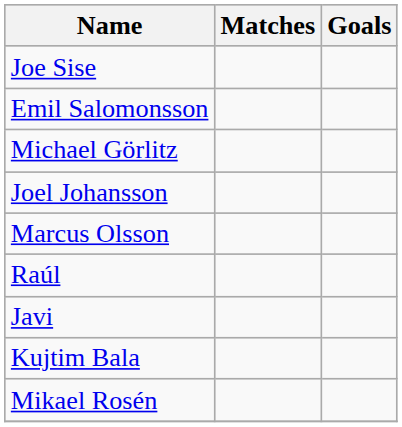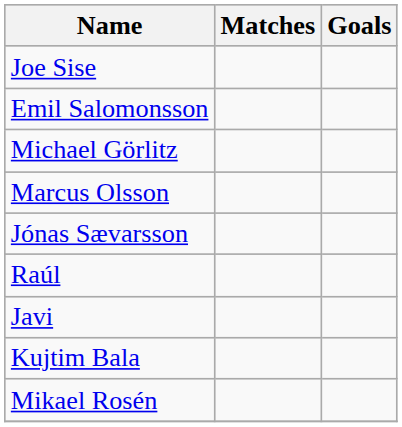- row: (89, 191)
+ row: (99, 233)
